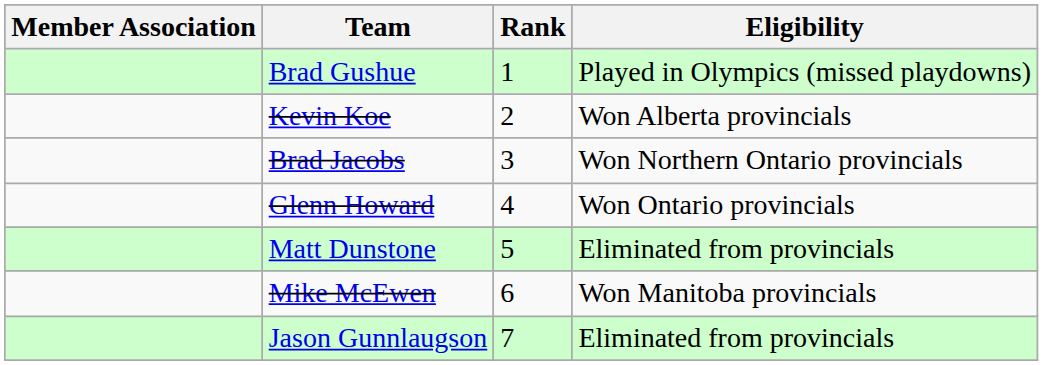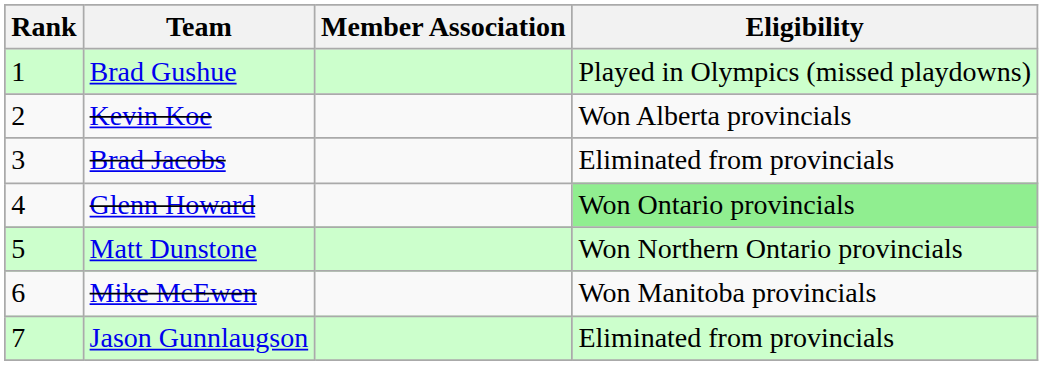columns swapped: (533, 26) <-> (134, 26)
(771, 159) Won Northern Ontario provincials -> (736, 159) Eliminated from provincials
(717, 204) no background -> (717, 204) lightgreen background
(736, 248) Eliminated from provincials -> (771, 248) Won Northern Ontario provincials
